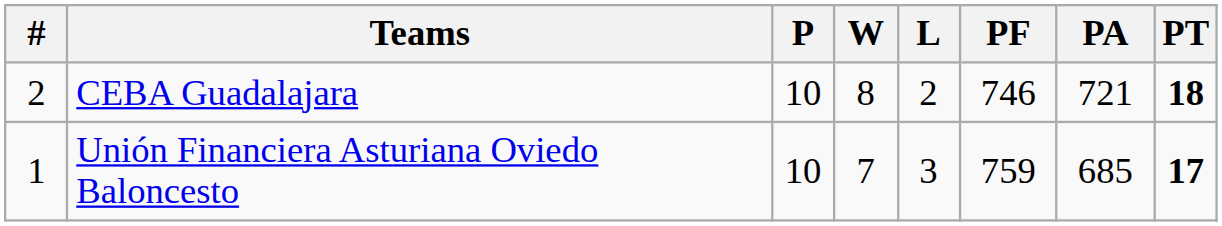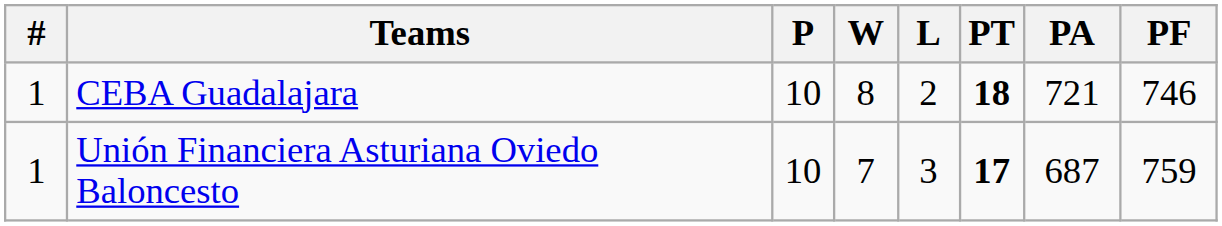columns swapped: (1008, 33) <-> (1186, 33)
(36, 91) 2 -> (36, 91) 1
(1105, 170) 685 -> (1072, 170) 687
